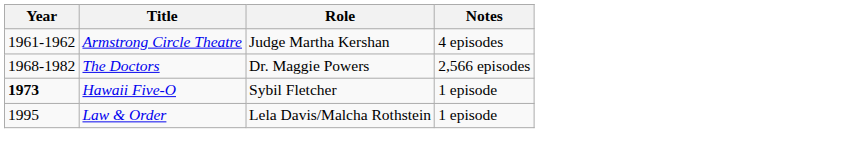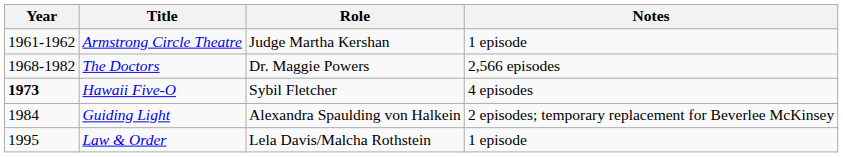(471, 41) 4 episodes -> (497, 41) 1 episode
(468, 90) 1 episode -> (500, 90) 4 episodes
+ row: (126, 115)
